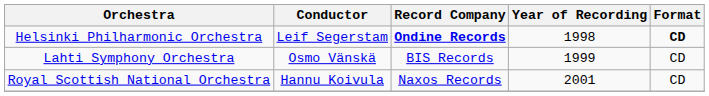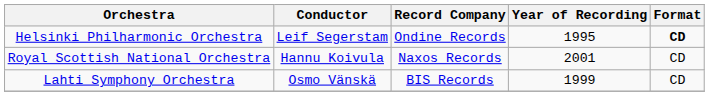(450, 37) bold -> (450, 37) normal
(580, 37) 1998 -> (580, 37) 1995
rows swapped: (139, 59) <-> (139, 80)
